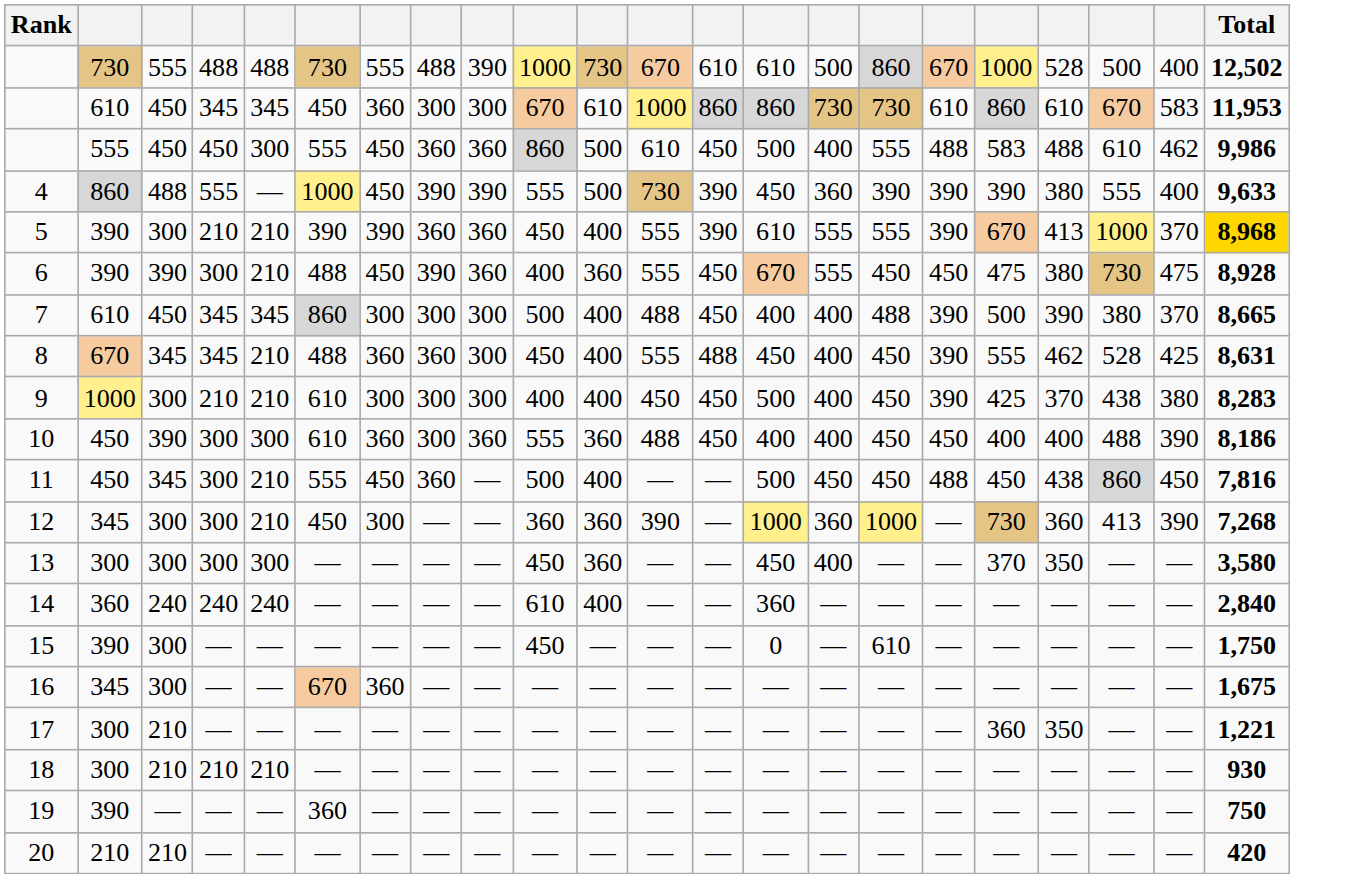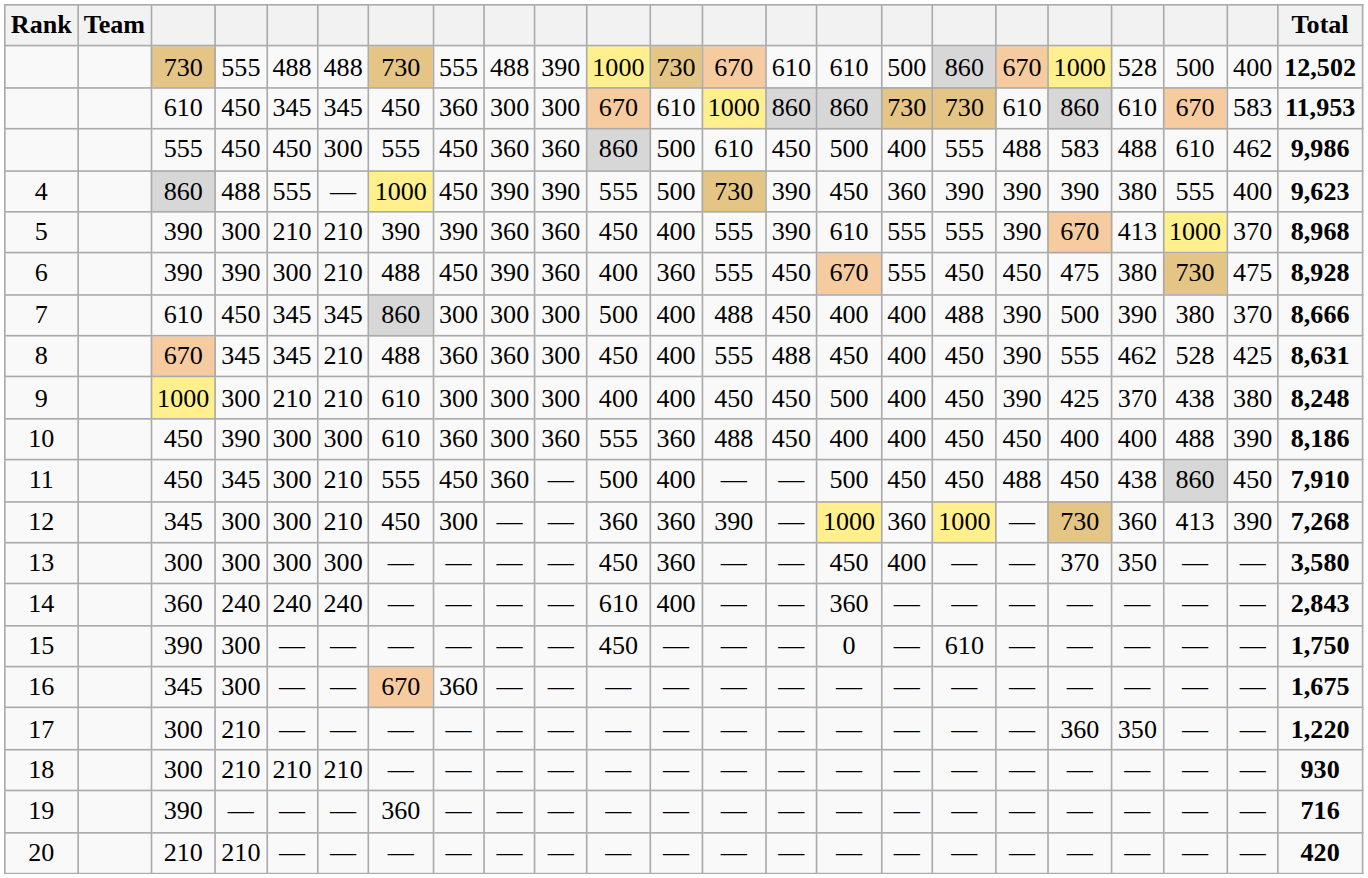+ column: (114, 25)
(1247, 190) 9,633 -> (1320, 190) 9,623
(1247, 231) gold background -> (1320, 231) no background
(1247, 314) 8,665 -> (1320, 314) 8,666
(1247, 397) 8,283 -> (1320, 397) 8,248
(1247, 480) 7,816 -> (1320, 480) 7,910
(1247, 604) 2,840 -> (1320, 604) 2,843
(1247, 728) 1,221 -> (1320, 728) 1,220
(1247, 811) 750 -> (1320, 811) 716
